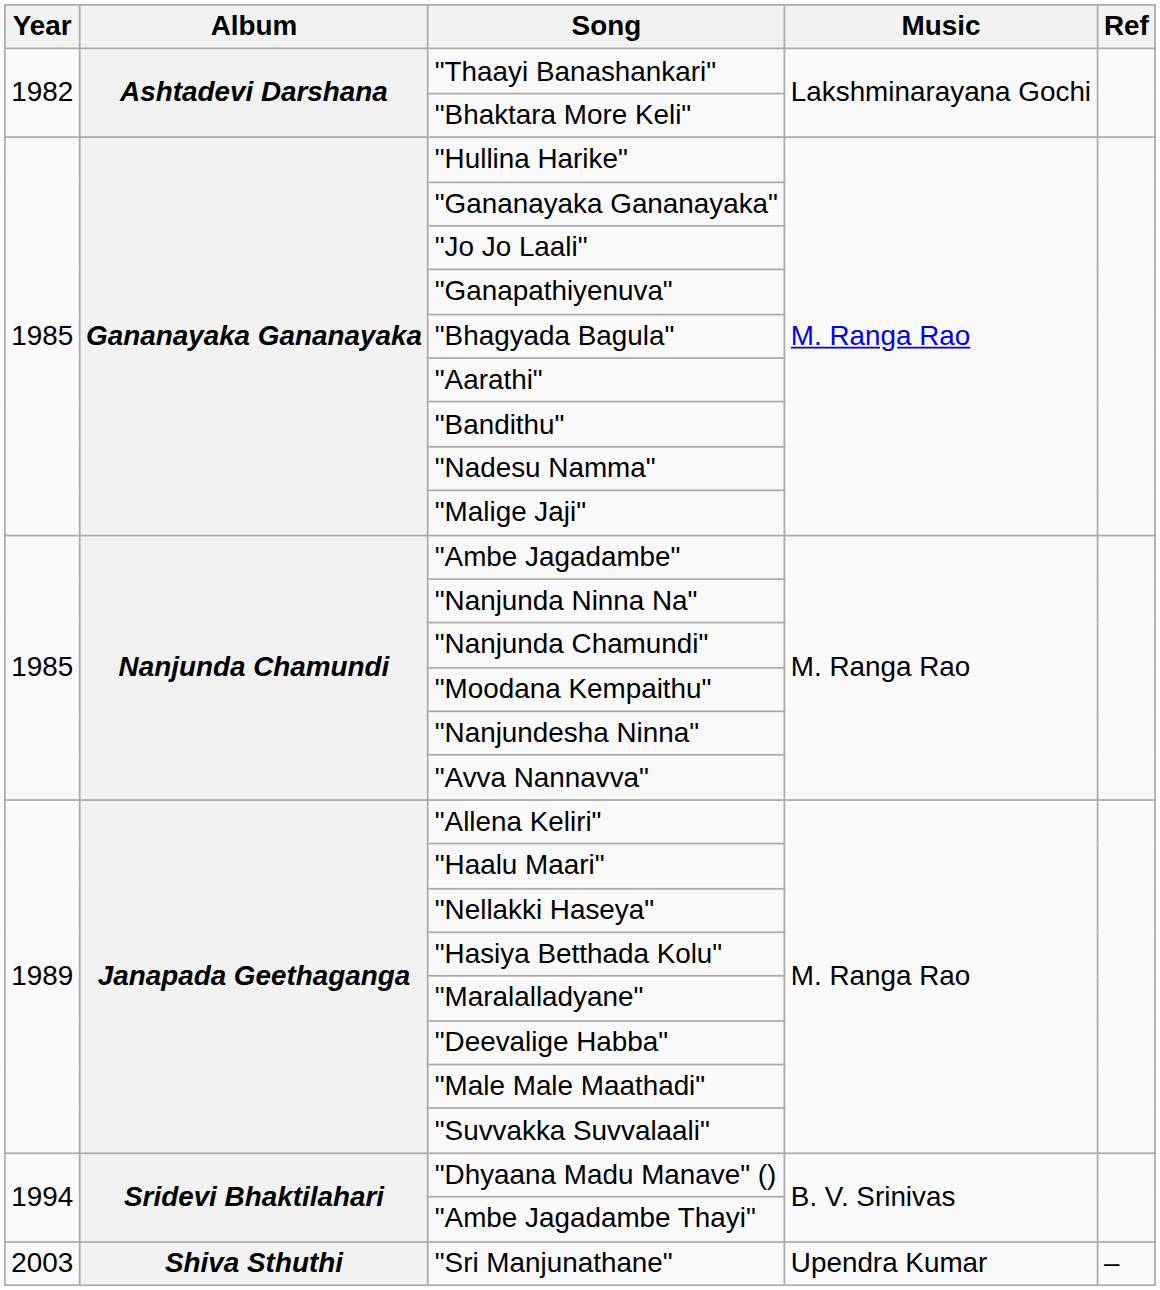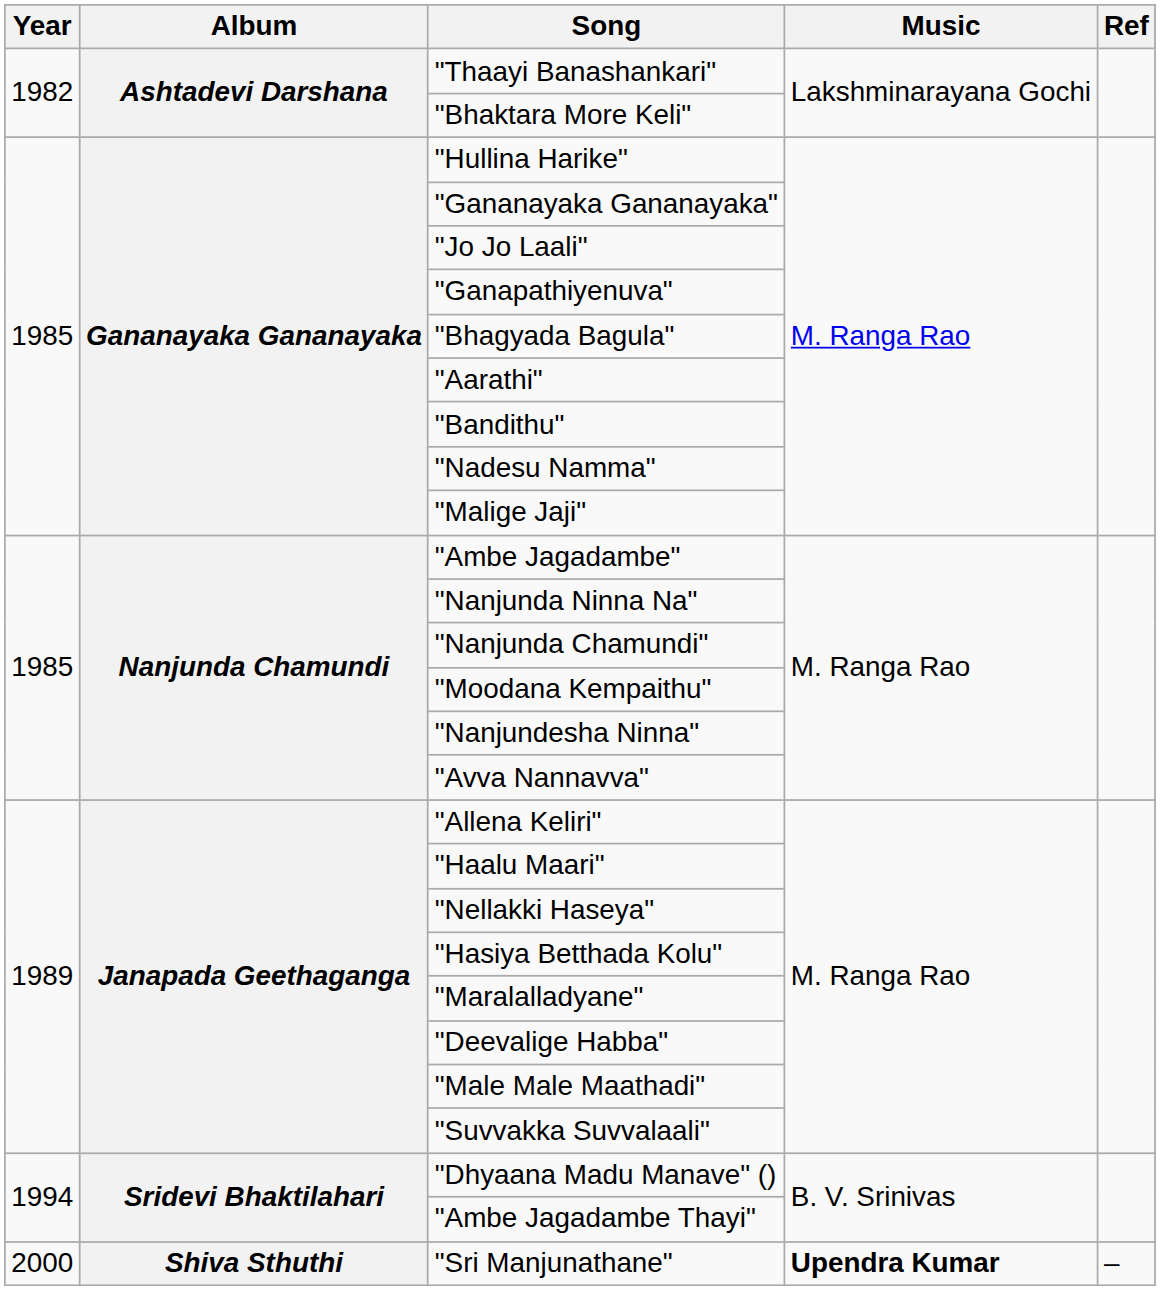(42, 1262) 2003 -> (42, 1262) 2000
(889, 1262) normal -> (895, 1262) bold
